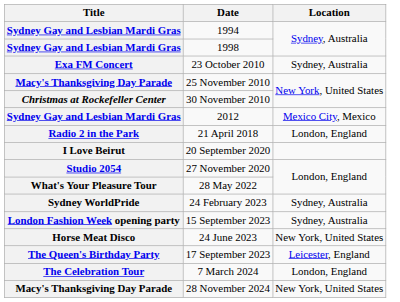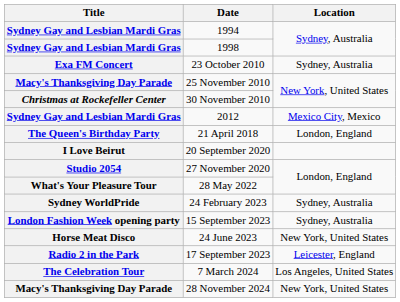(94, 133) Radio 2 in the Park -> (94, 133) The Queen's Birthday Party
(94, 254) The Queen's Birthday Party -> (94, 254) Radio 2 in the Park
(329, 271) London, England -> (334, 271) Los Angeles, United States
